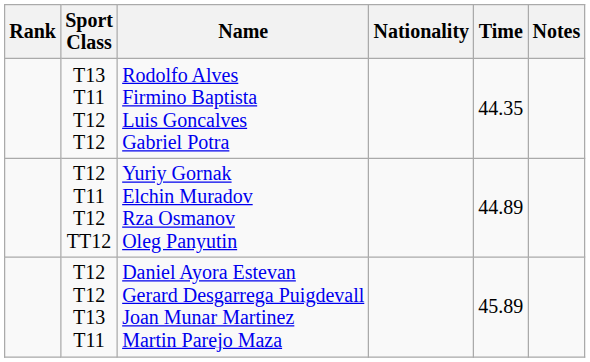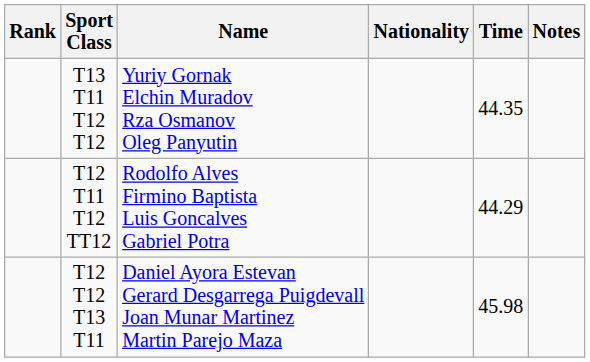(190, 108) Rodolfo Alves Firmino Baptista Luis Goncalves Gabriel Potra -> (187, 108) Yuriy Gornak Elchin Muradov Rza Osmanov Oleg Panyutin
(187, 207) Yuriy Gornak Elchin Muradov Rza Osmanov Oleg Panyutin -> (190, 207) Rodolfo Alves Firmino Baptista Luis Goncalves Gabriel Potra
(501, 207) 44.89 -> (501, 207) 44.29
(501, 306) 45.89 -> (501, 306) 45.98
